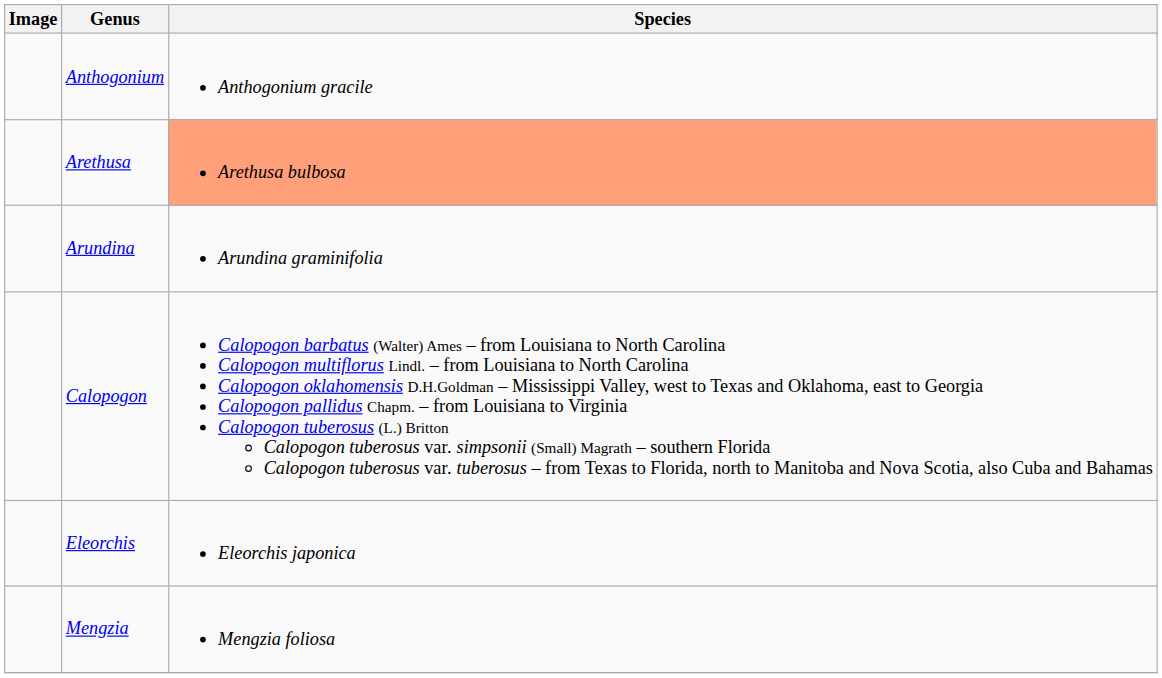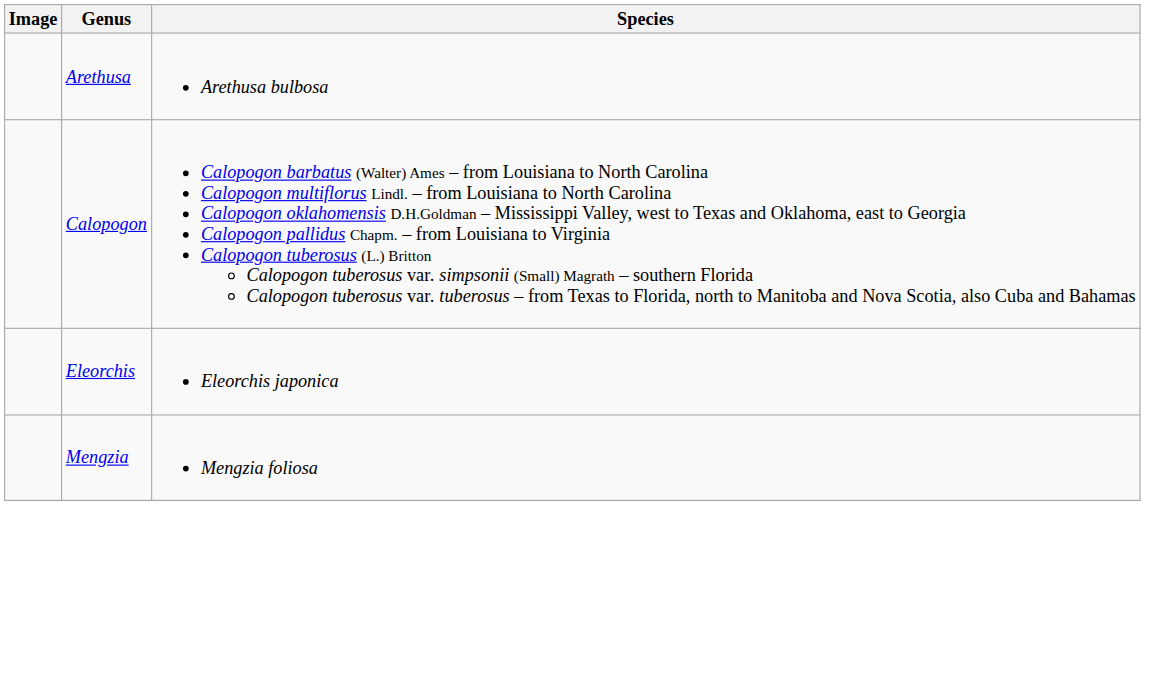- row: (115, 76)
(663, 173) lightsalmon background -> (645, 87) no background
- row: (100, 248)
